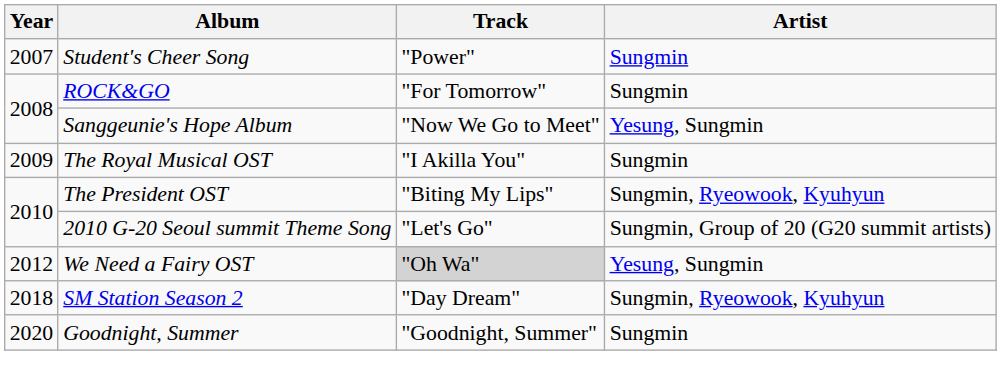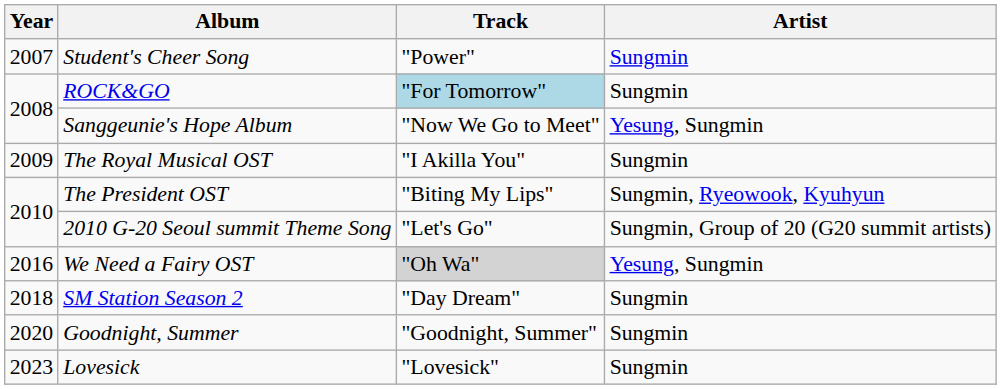(474, 90) no background -> (474, 90) lightblue background
(31, 263) 2012 -> (31, 263) 2016
(747, 297) Sungmin, Ryeowook, Kyuhyun -> (649, 297) Sungmin
+ row: (101, 366)
